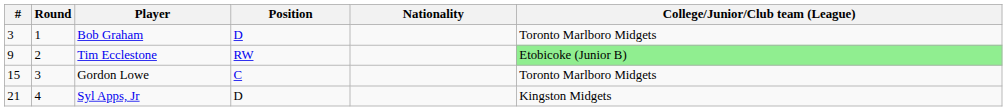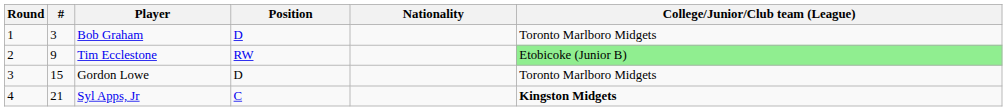columns swapped: (53, 14) <-> (18, 14)
(238, 75) C -> (238, 75) D
(238, 95) D -> (238, 95) C
(565, 95) normal -> (568, 95) bold
